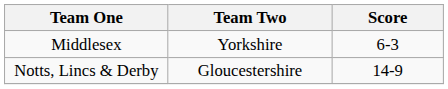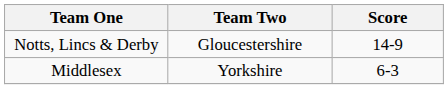rows swapped: (86, 44) <-> (86, 70)
